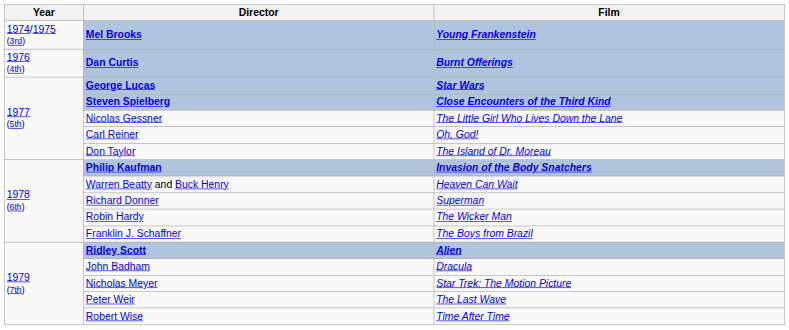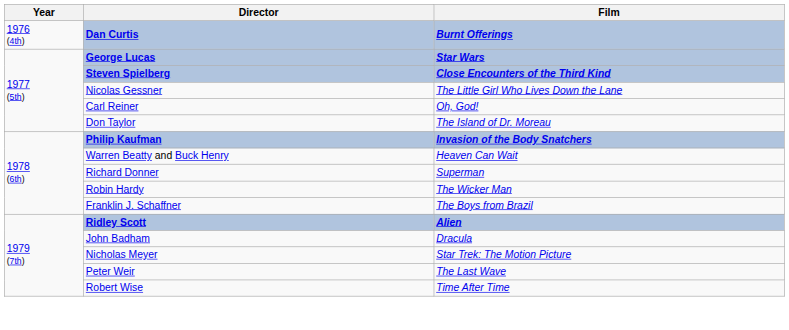- row: (114, 35)
